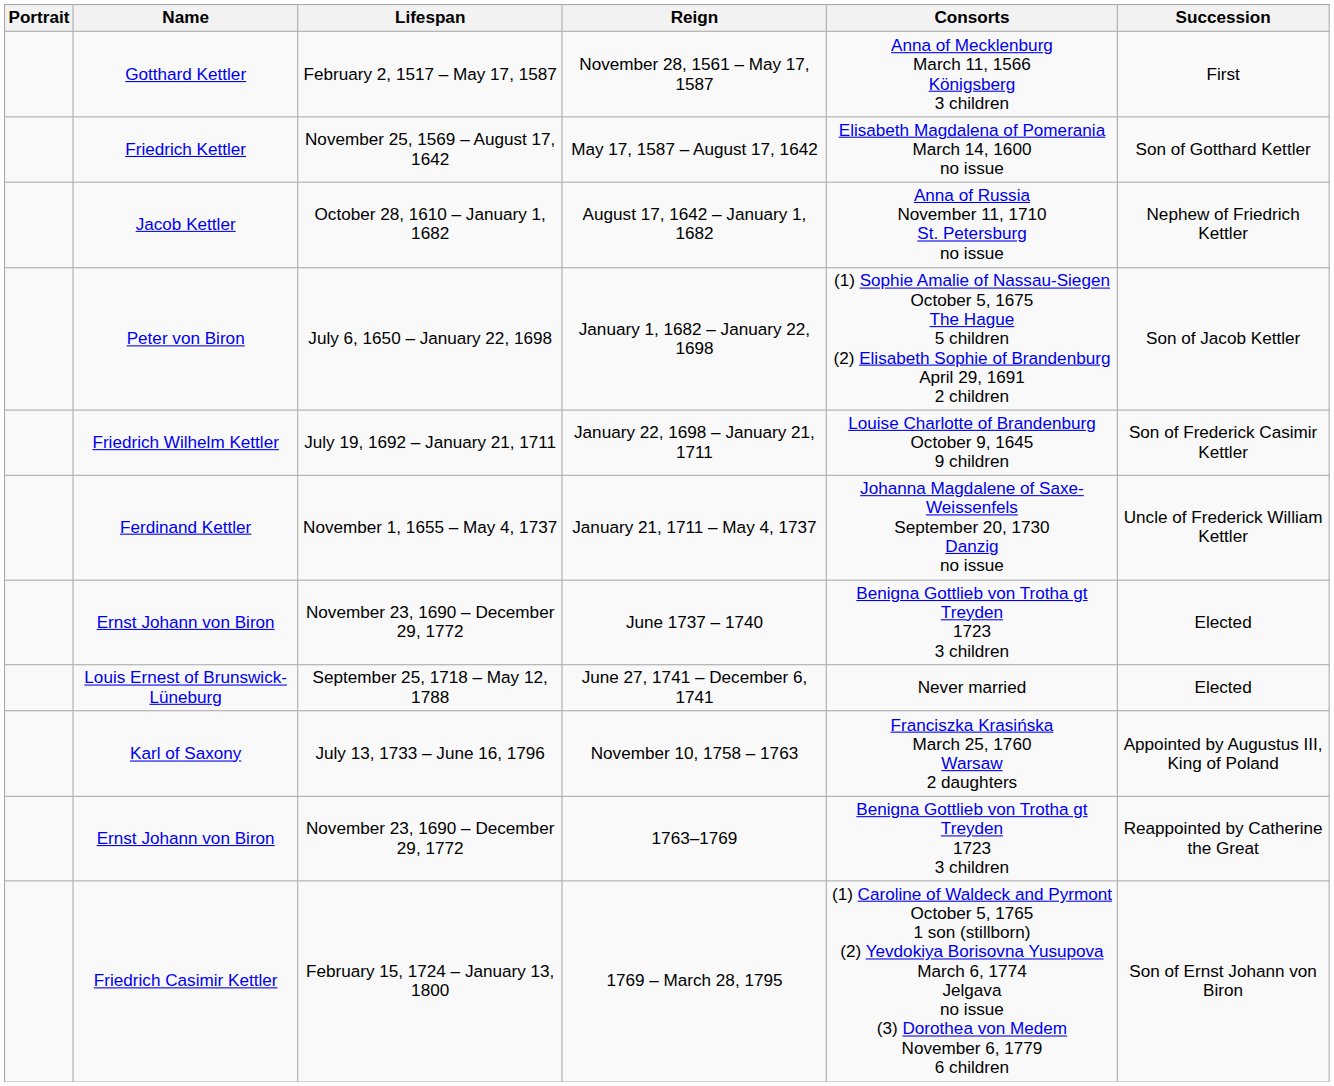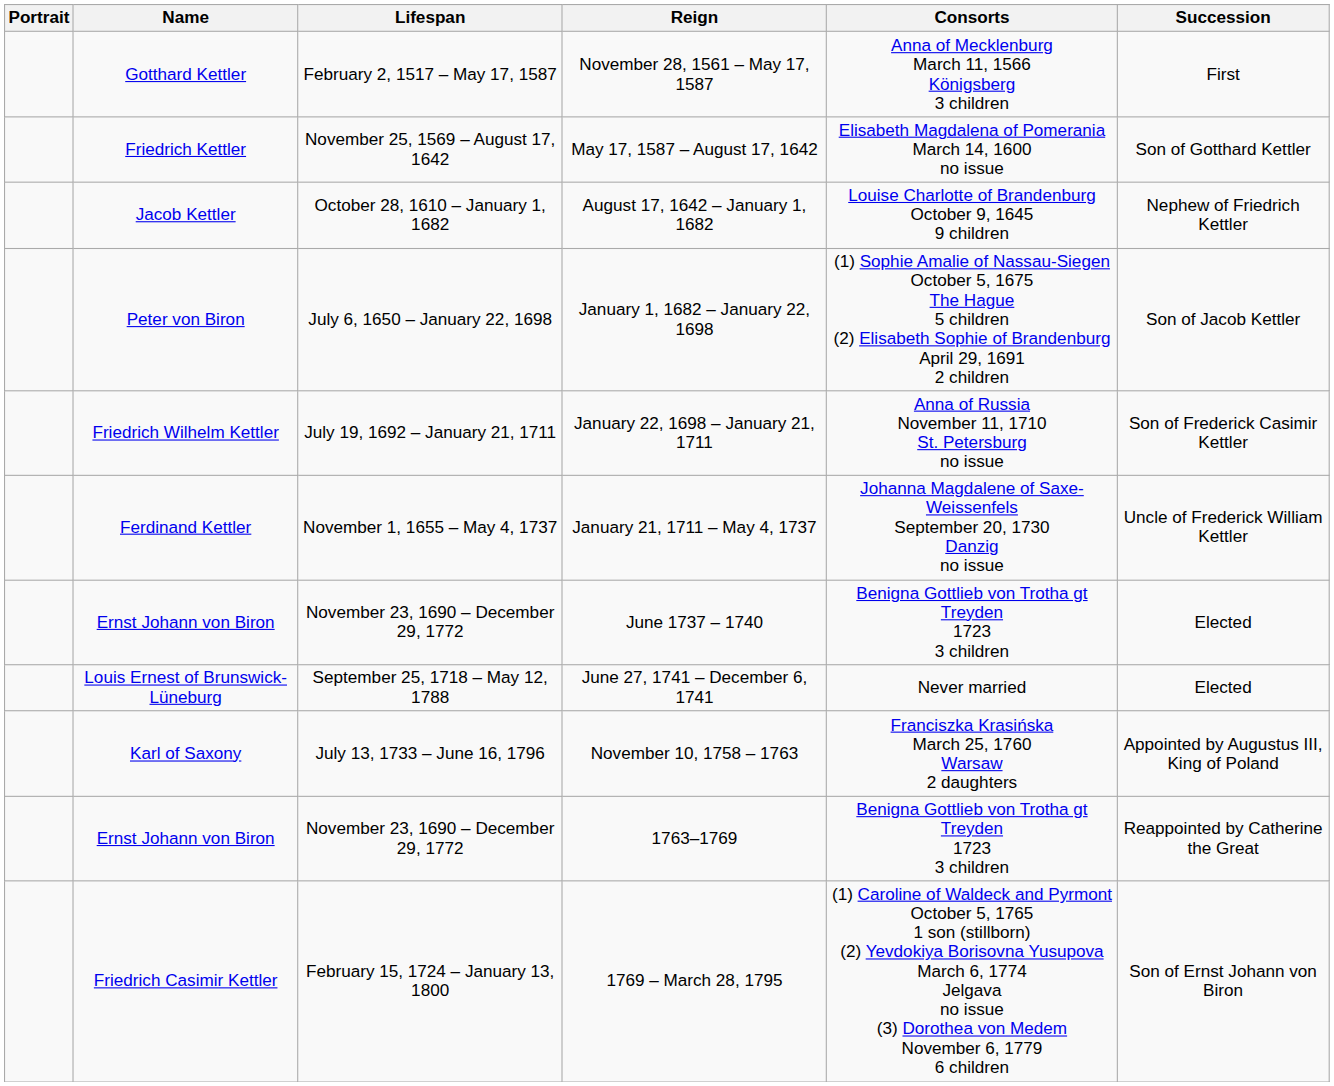(972, 224) Anna of Russia November 11, 1710 St. Petersburg no issue -> (972, 215) Louise Charlotte of Brandenburg October 9, 1645 9 children
(972, 442) Louise Charlotte of Brandenburg October 9, 1645 9 children -> (972, 433) Anna of Russia November 11, 1710 St. Petersburg no issue
